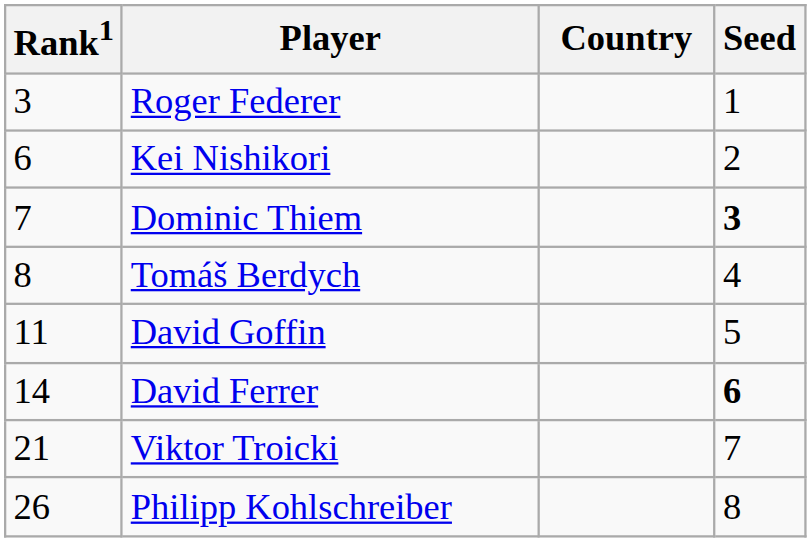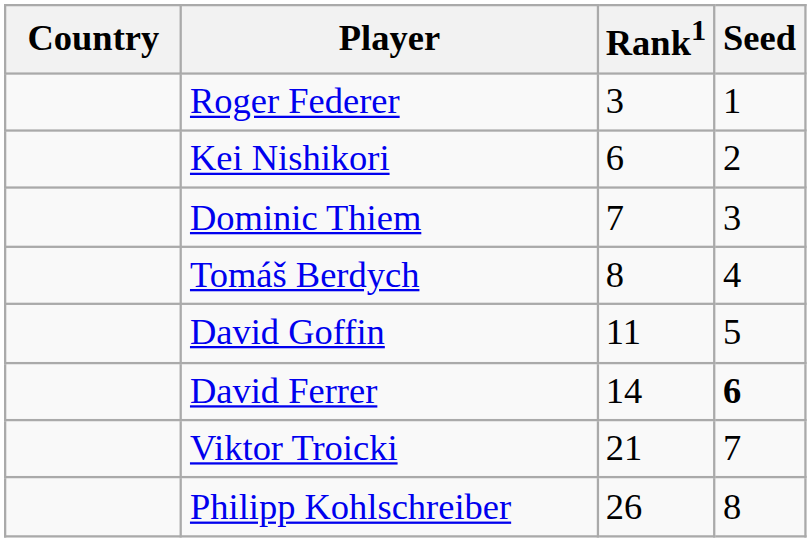columns swapped: (626, 38) <-> (64, 38)
(732, 216) bold -> (732, 216) normal
